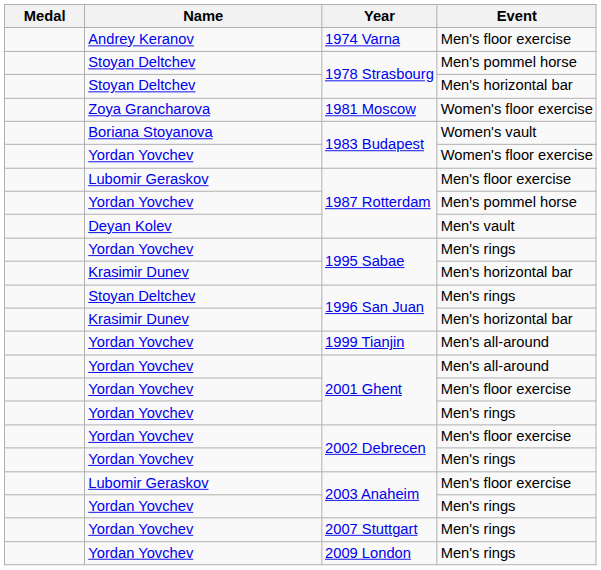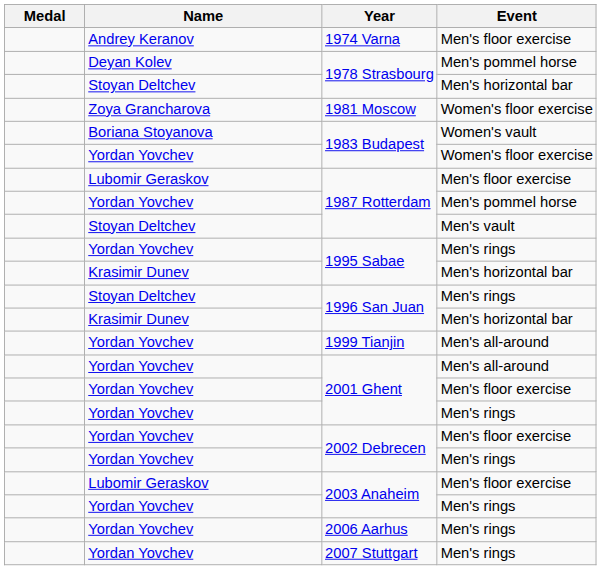(142, 62) Stoyan Deltchev -> (130, 62) Deyan Kolev
(130, 226) Deyan Kolev -> (142, 226) Stoyan Deltchev
+ row: (366, 529)
- row: (368, 553)
